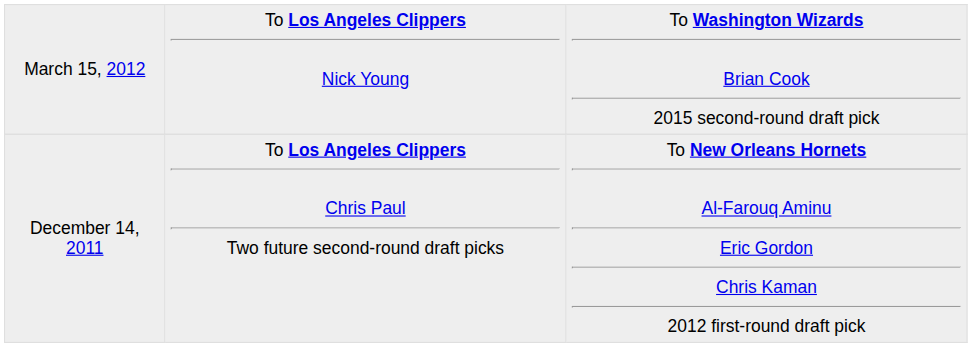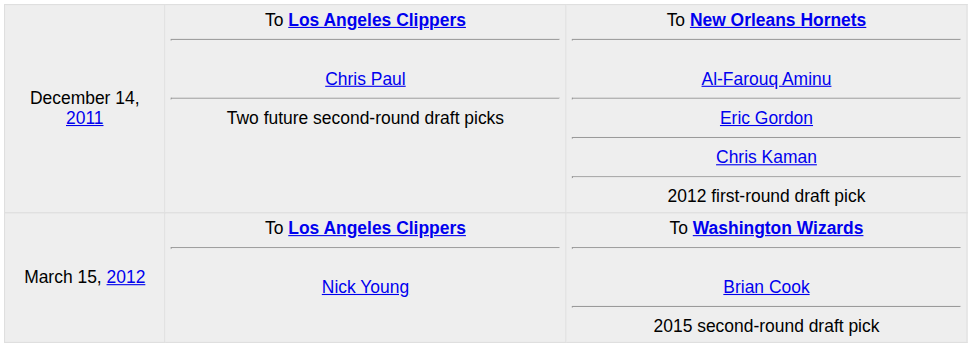rows swapped: (85, 238) <-> (85, 69)
